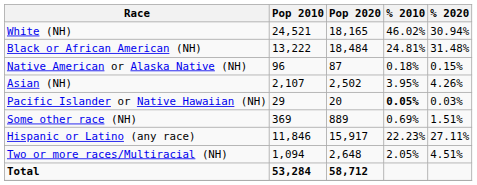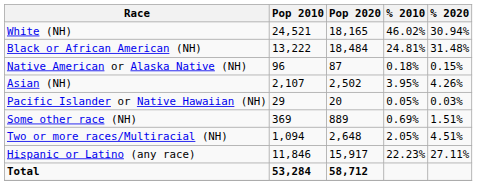(402, 101) bold -> (402, 101) normal
rows swapped: (117, 154) <-> (101, 136)
